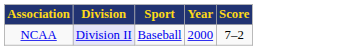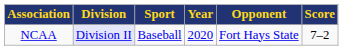+ column: (259, 14)
(200, 34) 2000 -> (200, 34) 2020
